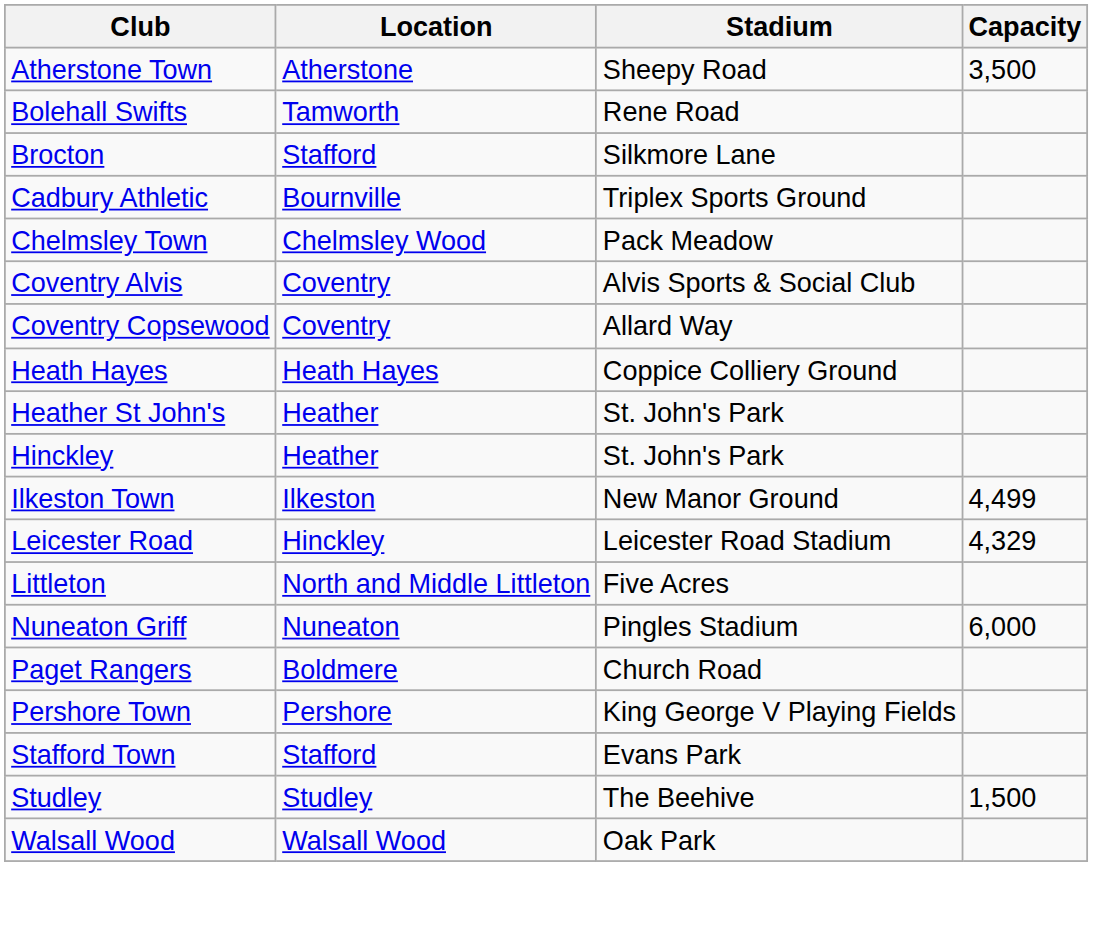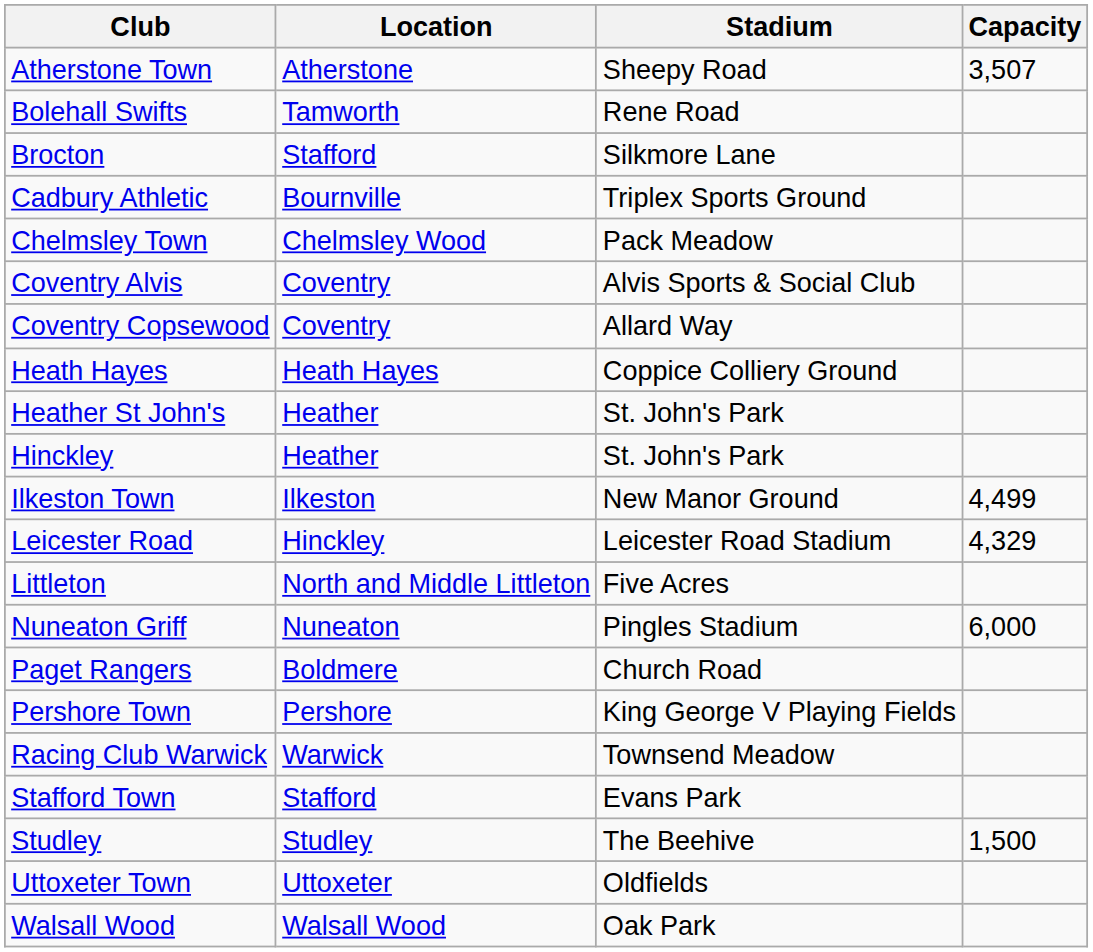(1002, 69) 3,500 -> (1002, 69) 3,507
+ row: (139, 755)
+ row: (101, 883)
